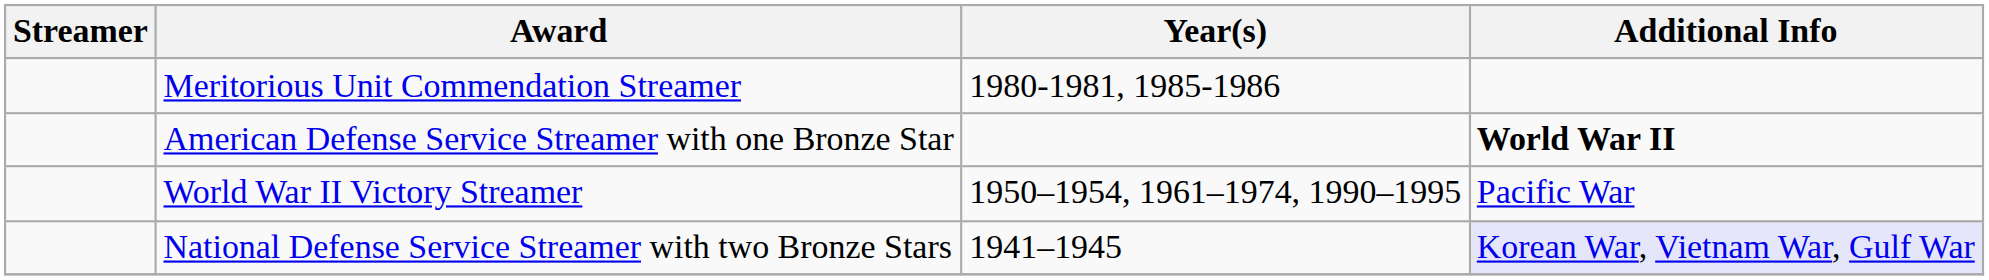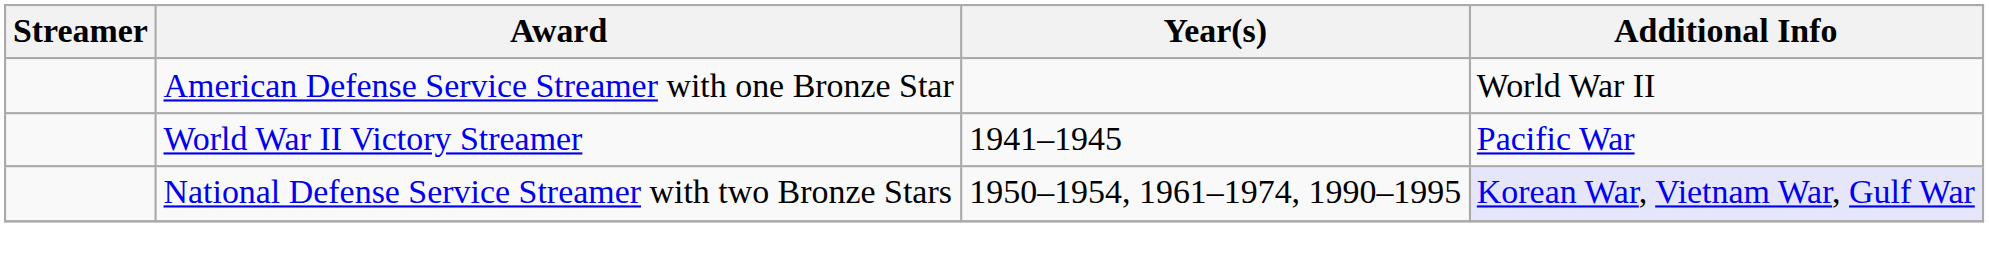- row: (452, 85)
(1576, 138) bold -> (1566, 85) normal
(1215, 192) 1950–1954, 1961–1974, 1990–1995 -> (1046, 138) 1941–1945
(1046, 246) 1941–1945 -> (1215, 192) 1950–1954, 1961–1974, 1990–1995
